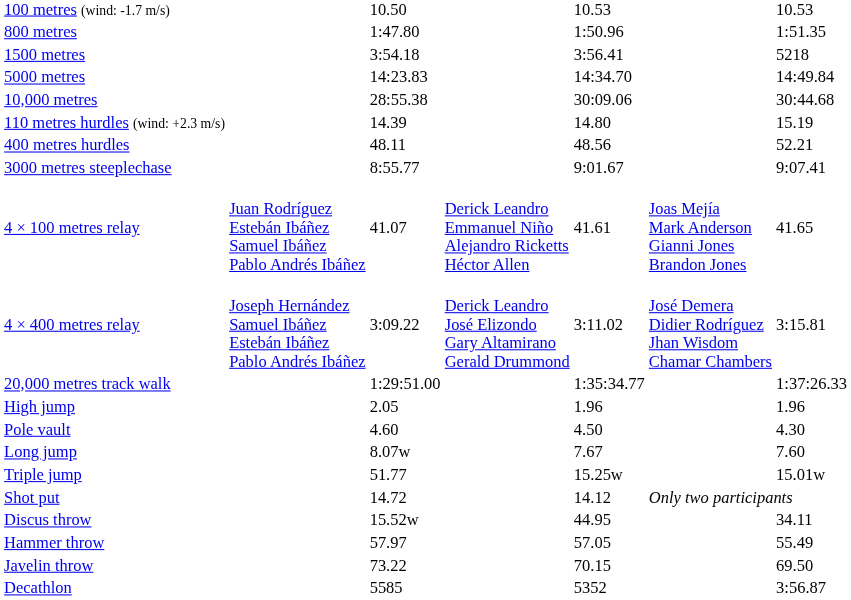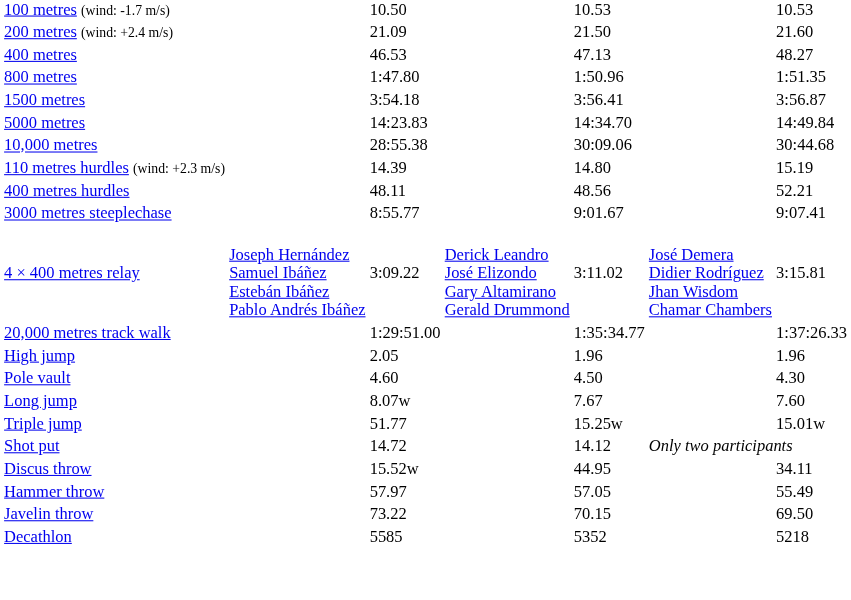+ row: (89, 32)
+ row: (40, 54)
(793, 54) 5218 -> (801, 99) 3:56.87
- row: (72, 227)
(801, 588) 3:56.87 -> (793, 536) 5218
